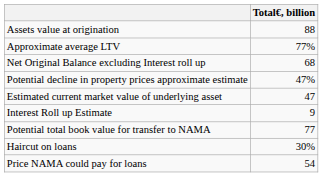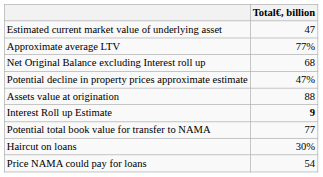rows swapped: (63, 29) <-> (114, 96)
(312, 113) normal -> (312, 113) bold
